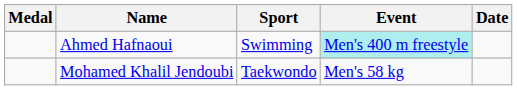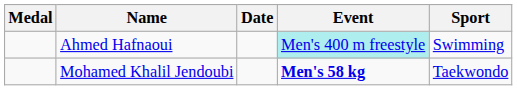columns swapped: (279, 18) <-> (492, 18)
(364, 71) normal -> (323, 71) bold
